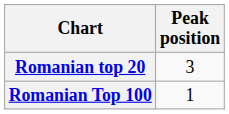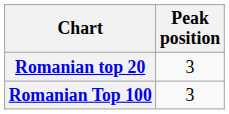(190, 94) 1 -> (190, 94) 3
